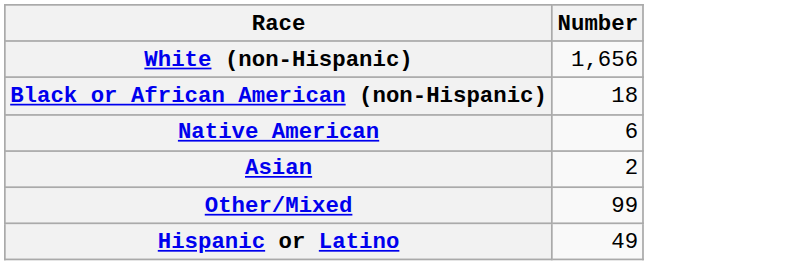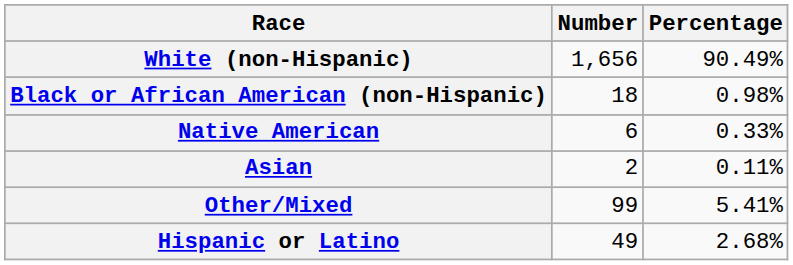+ column: (716, 23)
